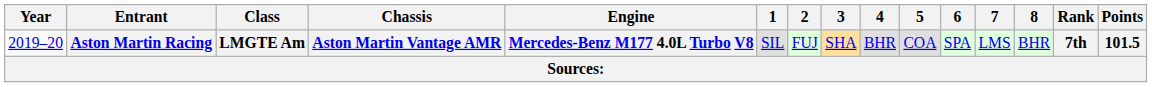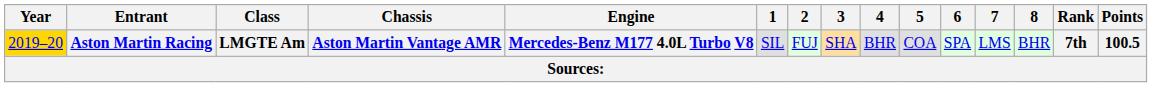(36, 42) no background -> (36, 42) gold background
(1122, 42) 101.5 -> (1122, 42) 100.5
